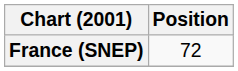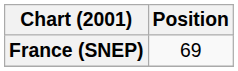(191, 50) 72 -> (191, 50) 69
